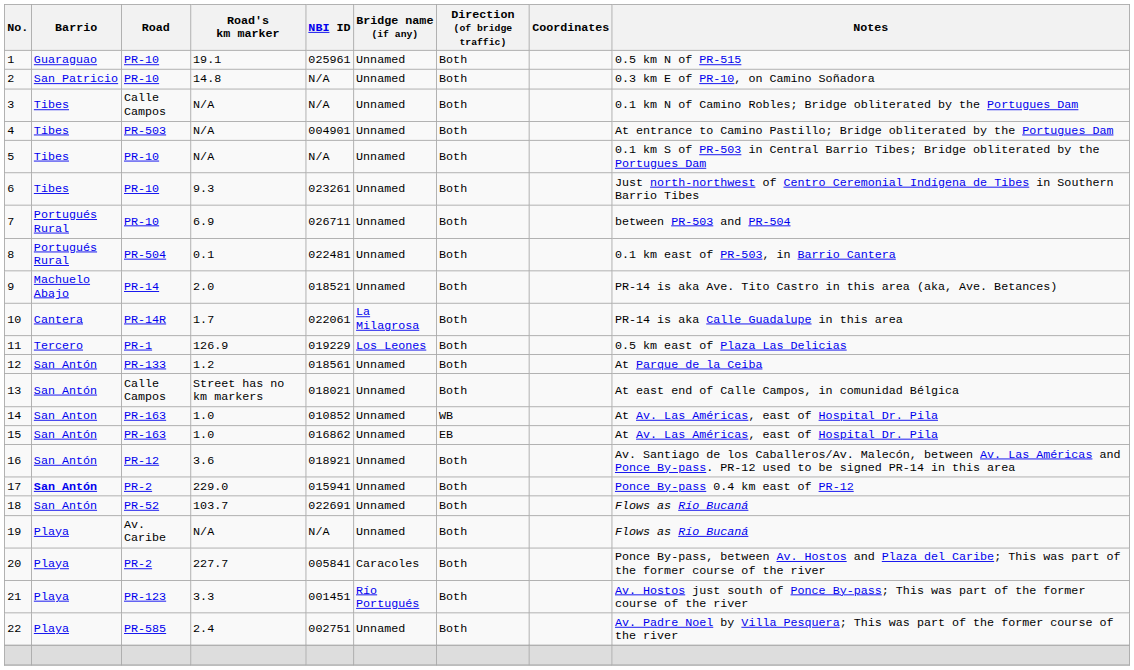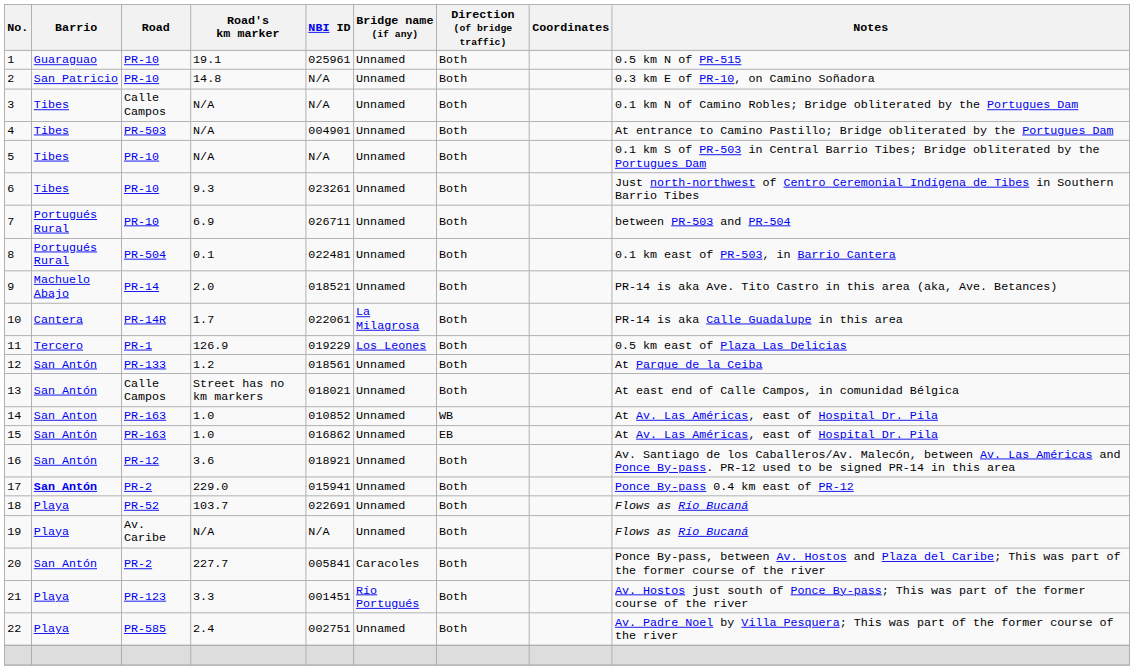(65, 506) San Antón -> (51, 506) Playa
(51, 564) Playa -> (65, 564) San Antón
